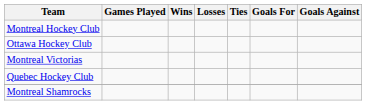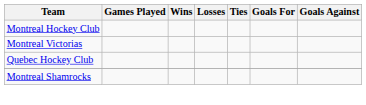- row: (49, 44)
